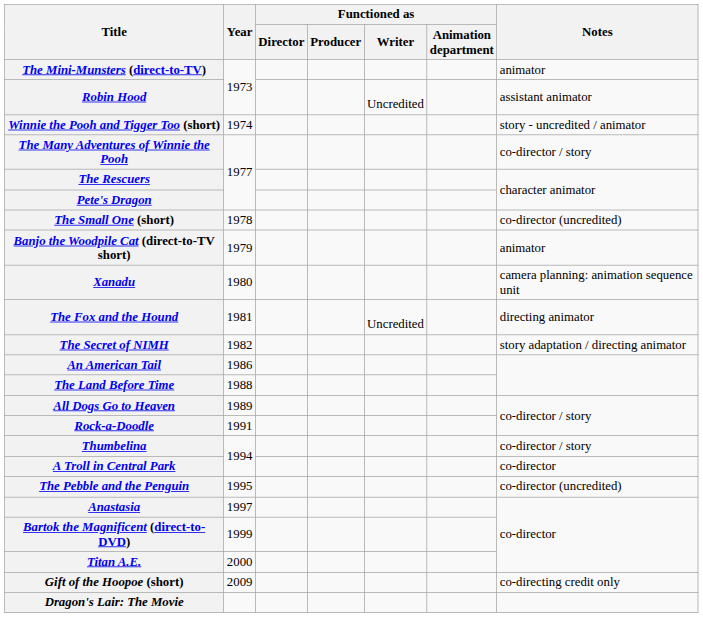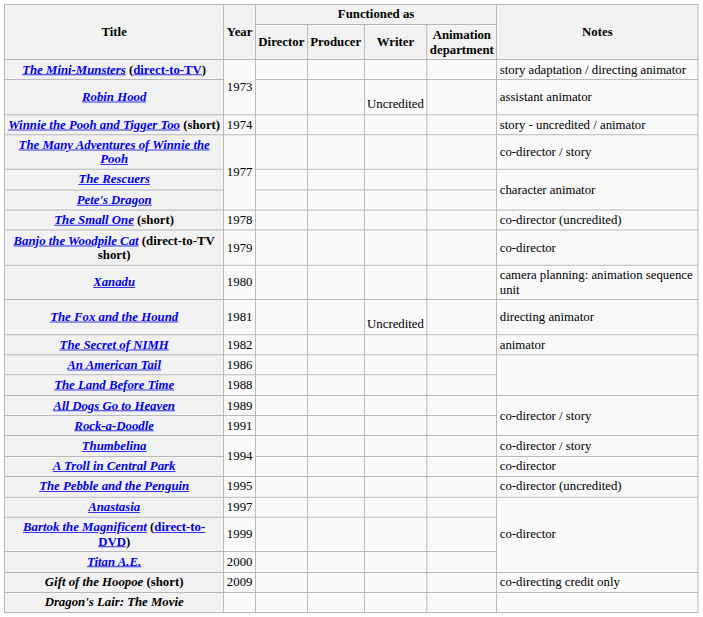(522, 69) animator -> (593, 69) story adaptation / directing animator
(522, 247) animator -> (528, 247) co-director
(593, 344) story adaptation / directing animator -> (522, 344) animator
